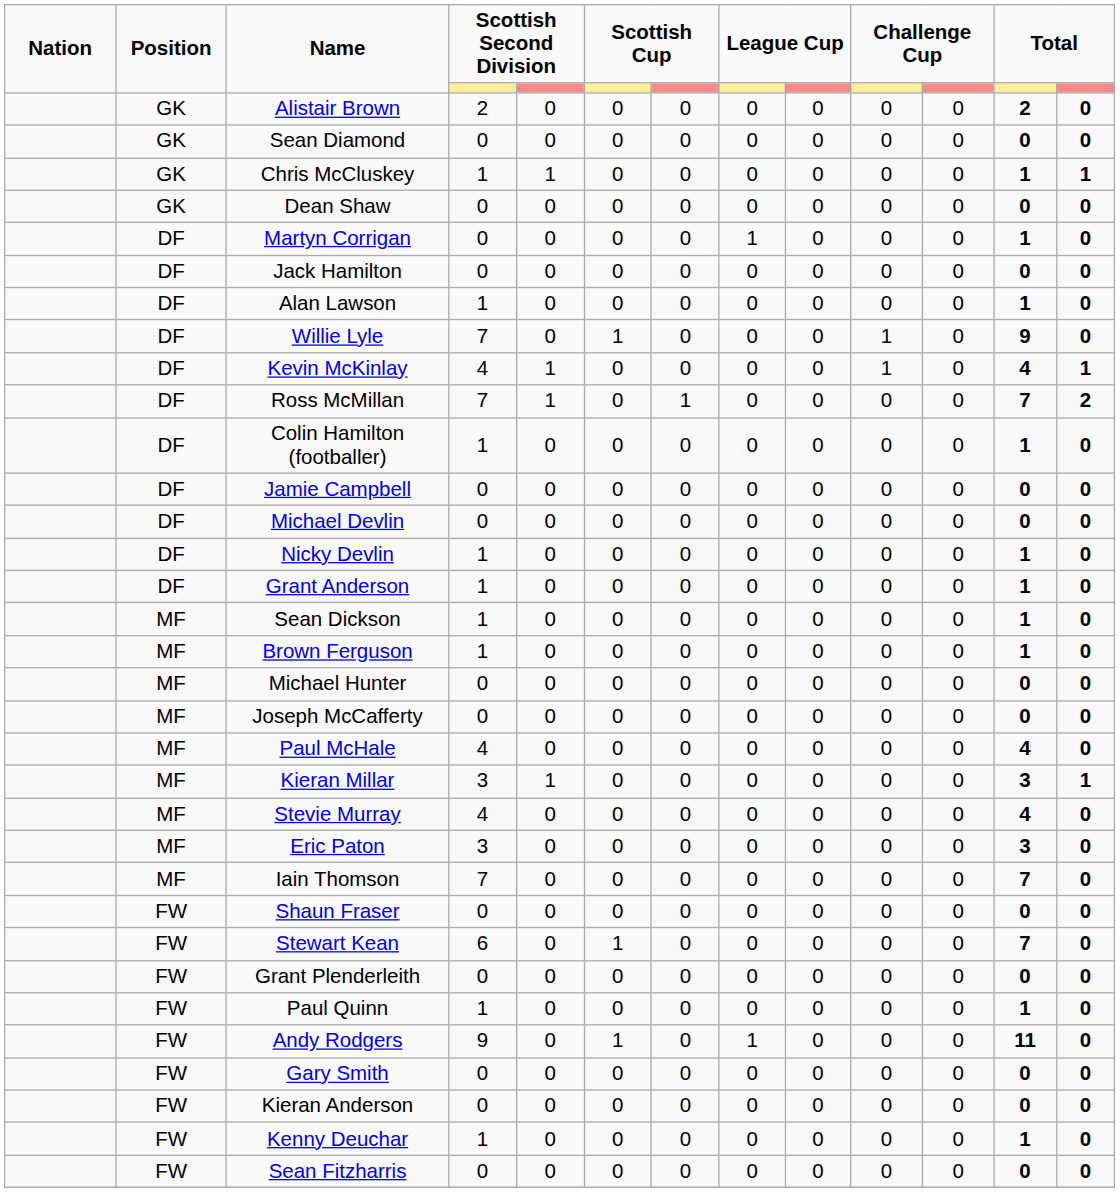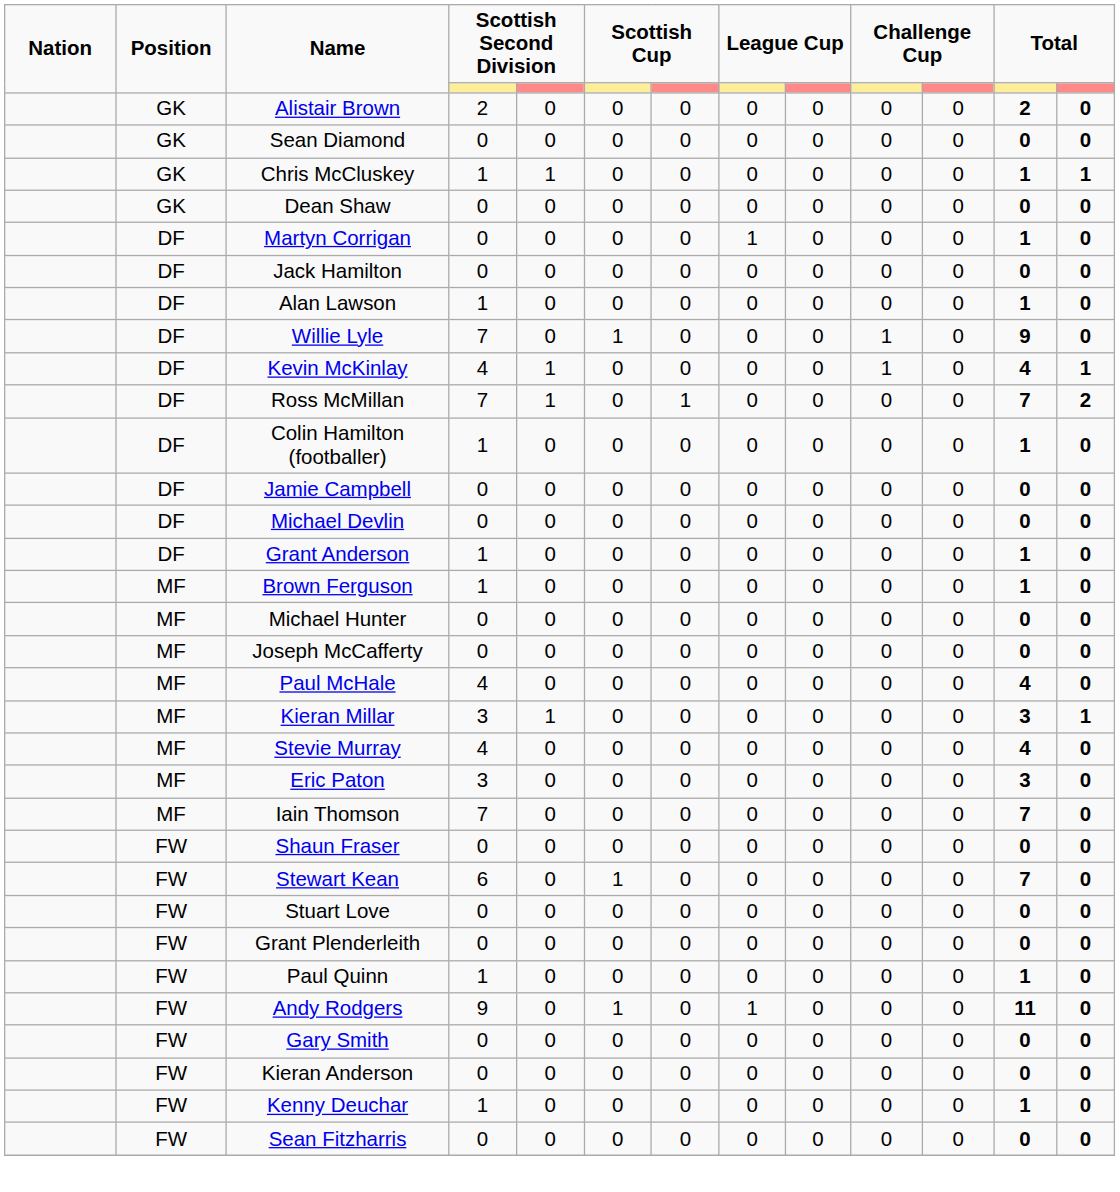- row: (338, 554)
- row: (338, 618)
+ row: (338, 911)
